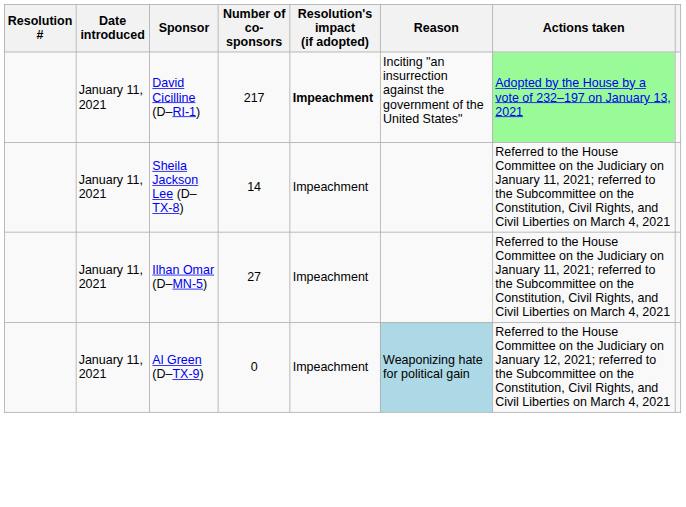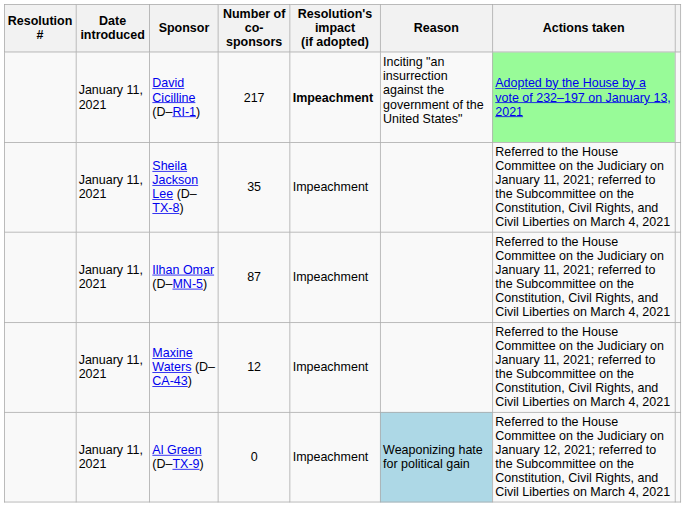(254, 187) 14 -> (254, 187) 35
(254, 277) 27 -> (254, 277) 87
+ row: (184, 367)
